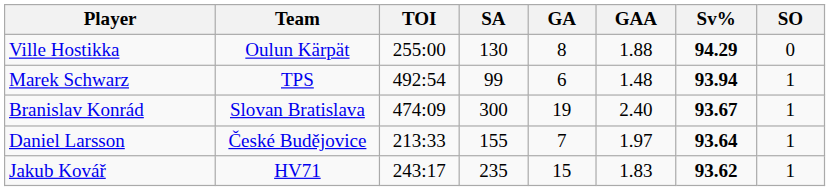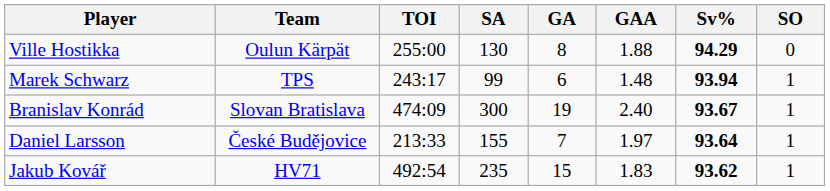(419, 79) 492:54 -> (419, 79) 243:17
(419, 170) 243:17 -> (419, 170) 492:54
